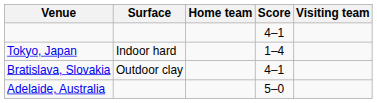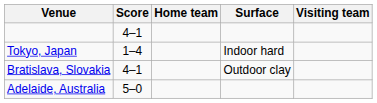columns swapped: (149, 13) <-> (274, 13)
